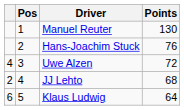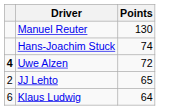- column: (27, 13)
(171, 47) 76 -> (147, 47) 74
(10, 63) normal -> (10, 63) bold
(171, 80) 68 -> (147, 80) 65
